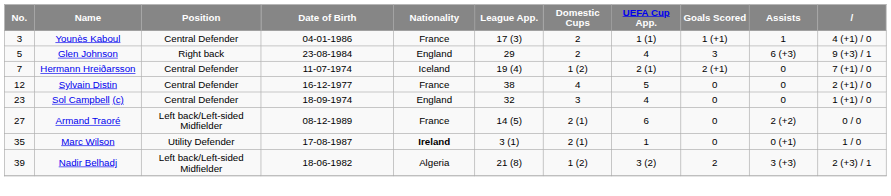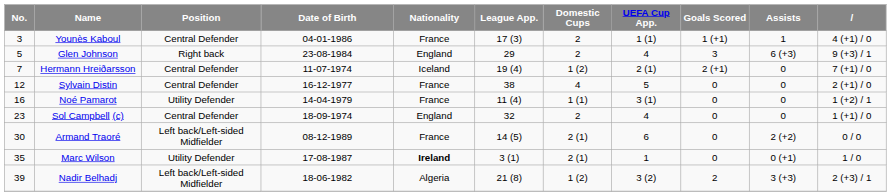+ row: (88, 100)
(578, 100) 3 -> (578, 115) 2
(19, 121) 27 -> (19, 136) 30
